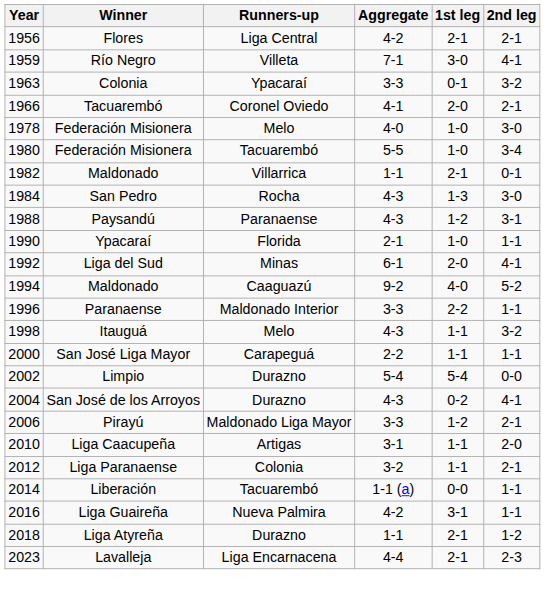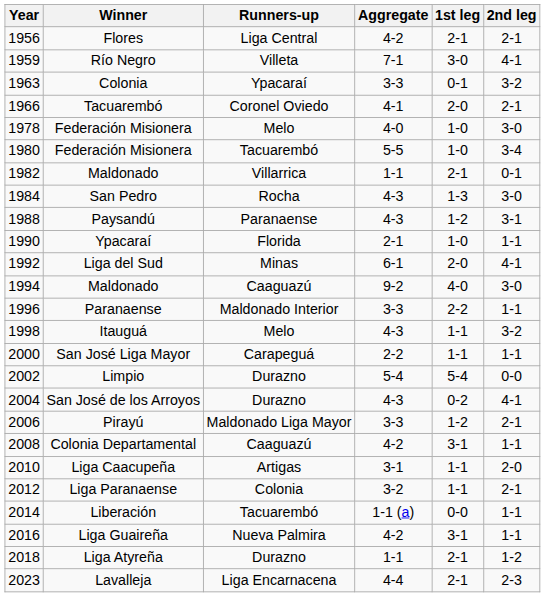(512, 286) 5-2 -> (512, 286) 3-0
+ row: (24, 444)
